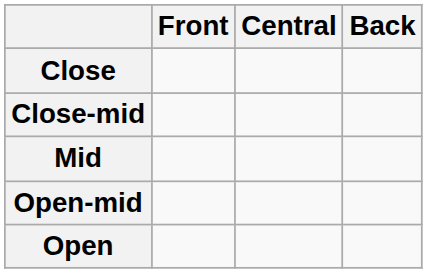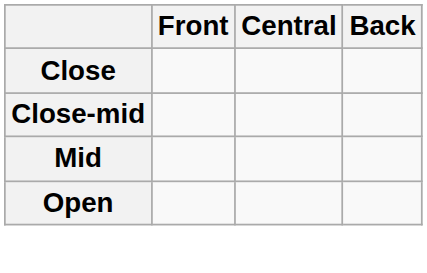- row: (78, 202)
